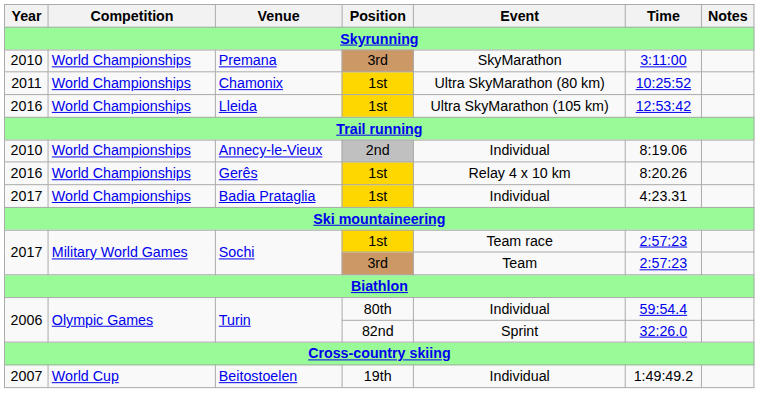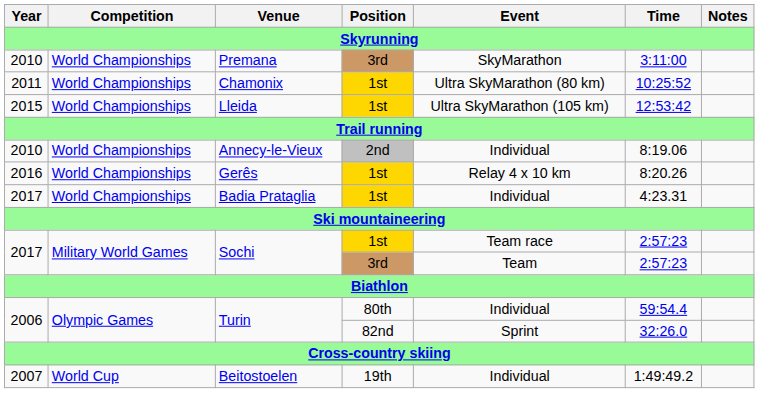(26, 106) 2016 -> (26, 106) 2015
